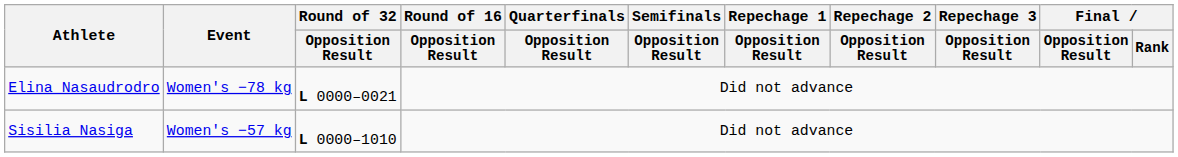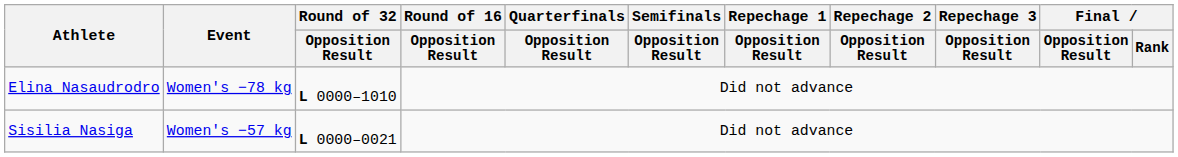(348, 97) L 0000–0021 -> (348, 97) L 0000–1010
(348, 140) L 0000–1010 -> (348, 140) L 0000–0021
